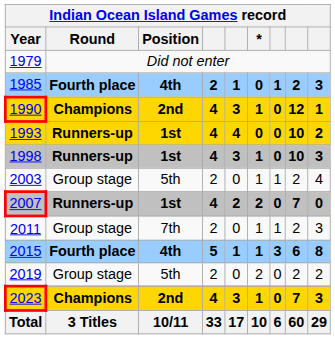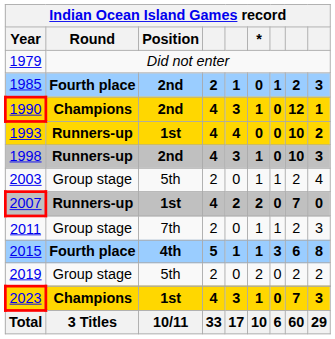(171, 84) 4th -> (171, 84) 2nd
(171, 156) 1st -> (171, 156) 2nd
(171, 298) 2nd -> (171, 298) 1st
